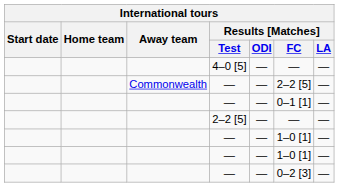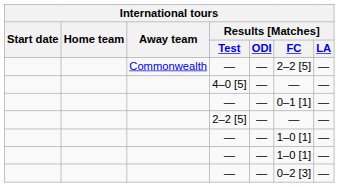rows swapped: (168, 84) <-> (168, 67)
